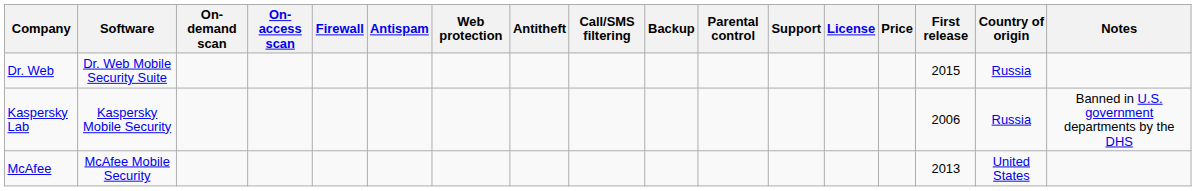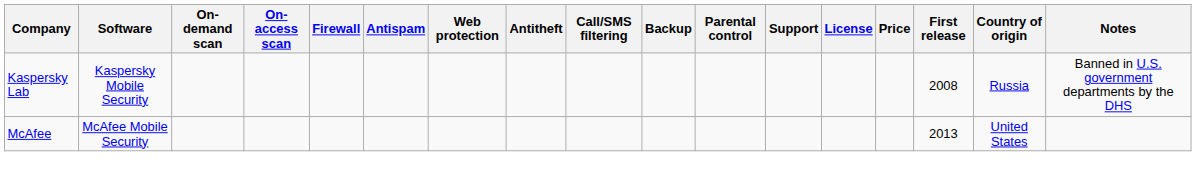- row: (31, 70)
(946, 119) 2006 -> (943, 84) 2008
